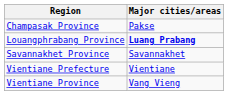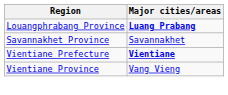- row: (53, 26)
(152, 69) normal -> (152, 54) bold
